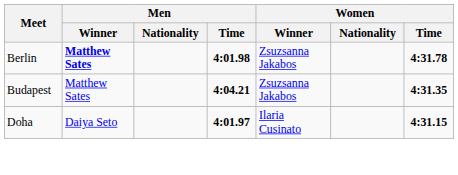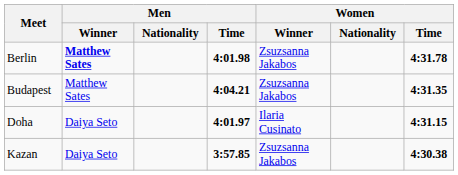+ row: (22, 154)
